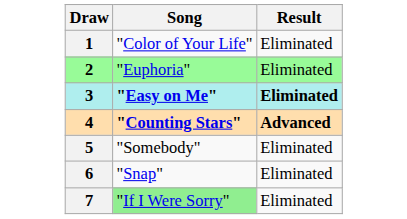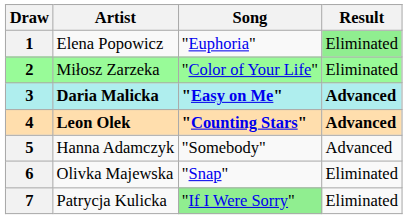+ column: (115, 17)
(185, 43) "Color of Your Life" -> (219, 43) "Euphoria"
(296, 43) no background -> (362, 43) lightgreen background
(153, 69) "Euphoria" -> (250, 69) "Color of Your Life"
(299, 95) Eliminated -> (361, 95) Advanced
(296, 148) Eliminated -> (359, 148) Advanced
